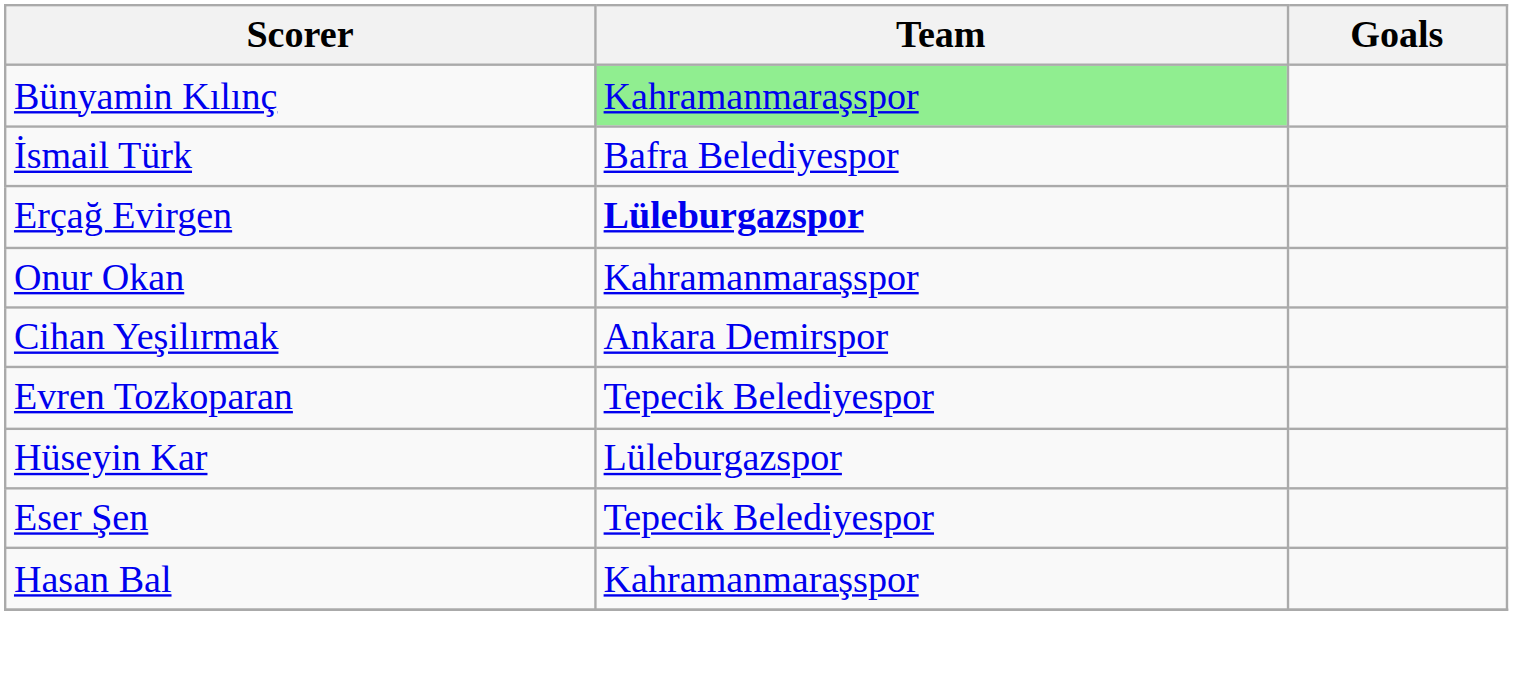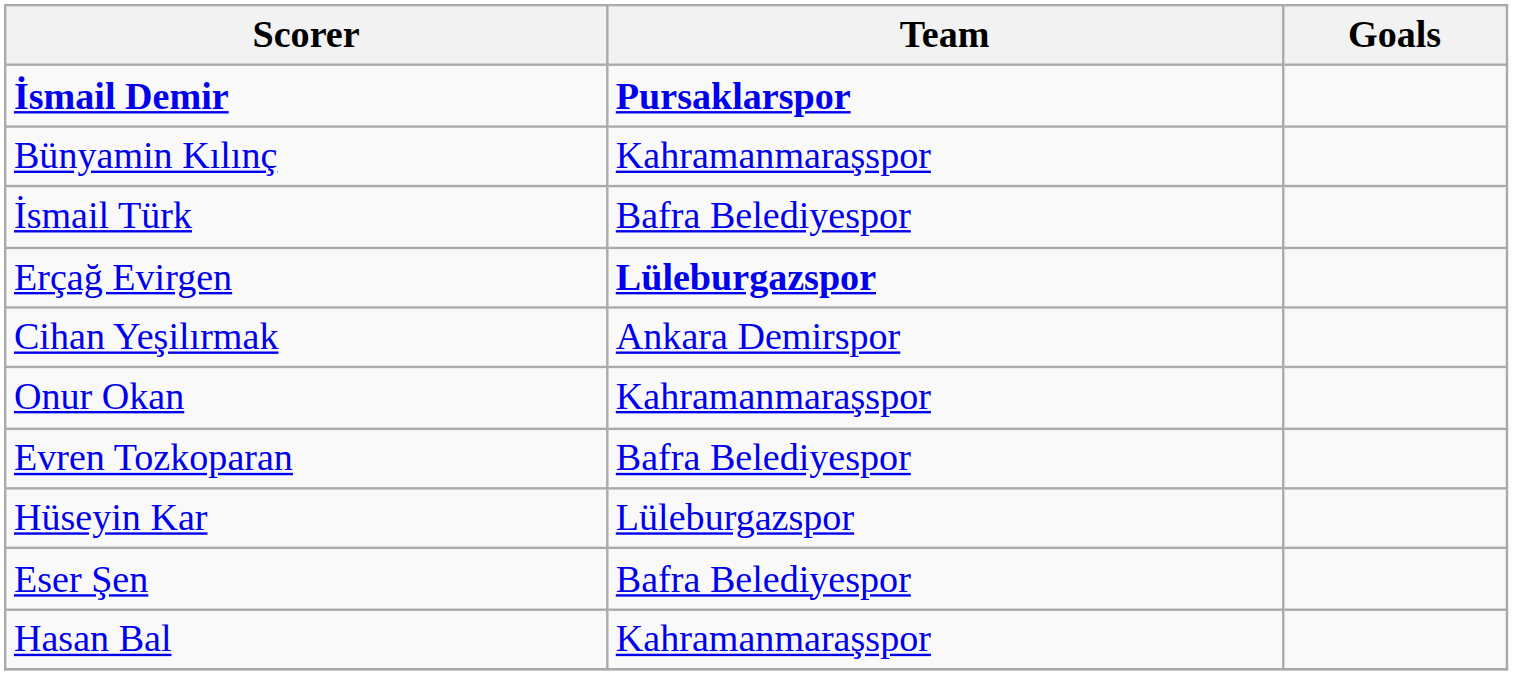+ row: (121, 95)
(761, 95) lightgreen background -> (773, 155) no background
rows swapped: (99, 276) <-> (146, 336)
(769, 397) Tepecik Belediyespor -> (763, 457) Bafra Belediyespor
(769, 517) Tepecik Belediyespor -> (763, 578) Bafra Belediyespor
